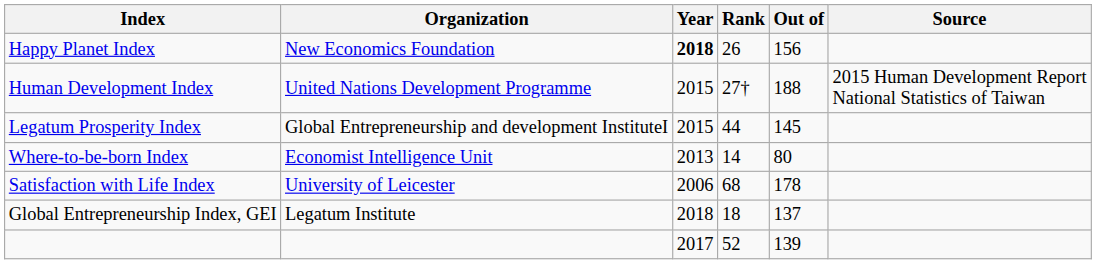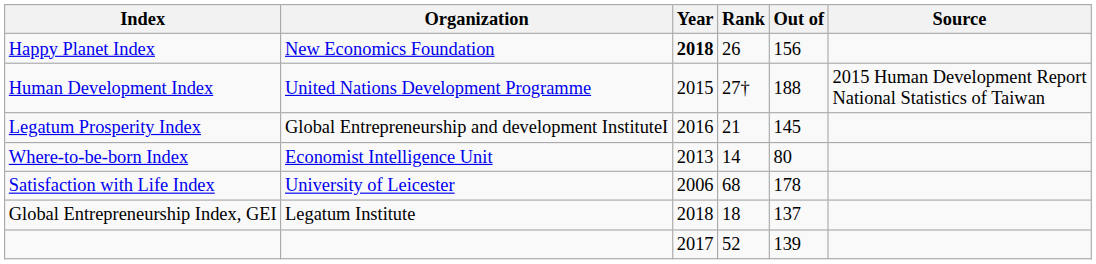(695, 127) 2015 -> (695, 127) 2016
(731, 127) 44 -> (731, 127) 21
